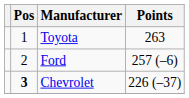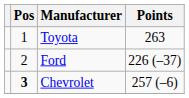(155, 60) 257 (–6) -> (155, 60) 226 (–37)
(155, 82) 226 (–37) -> (155, 82) 257 (–6)
